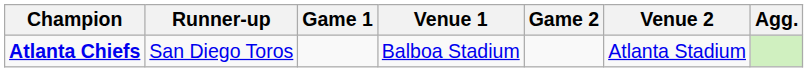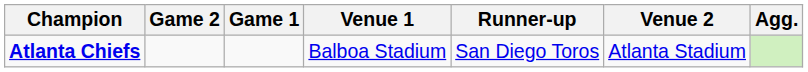columns swapped: (221, 19) <-> (564, 19)
